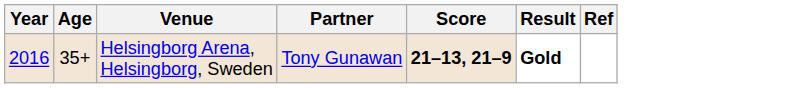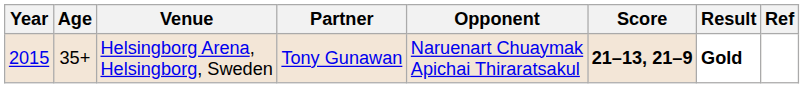+ column: (497, 19)
(29, 58) 2016 -> (29, 58) 2015
